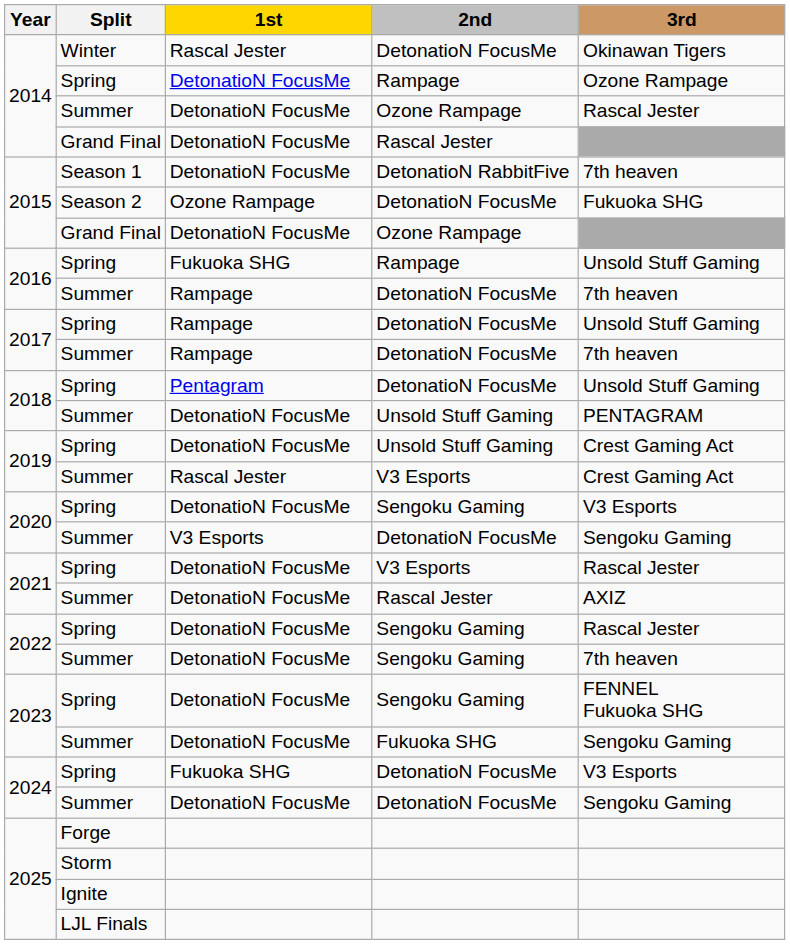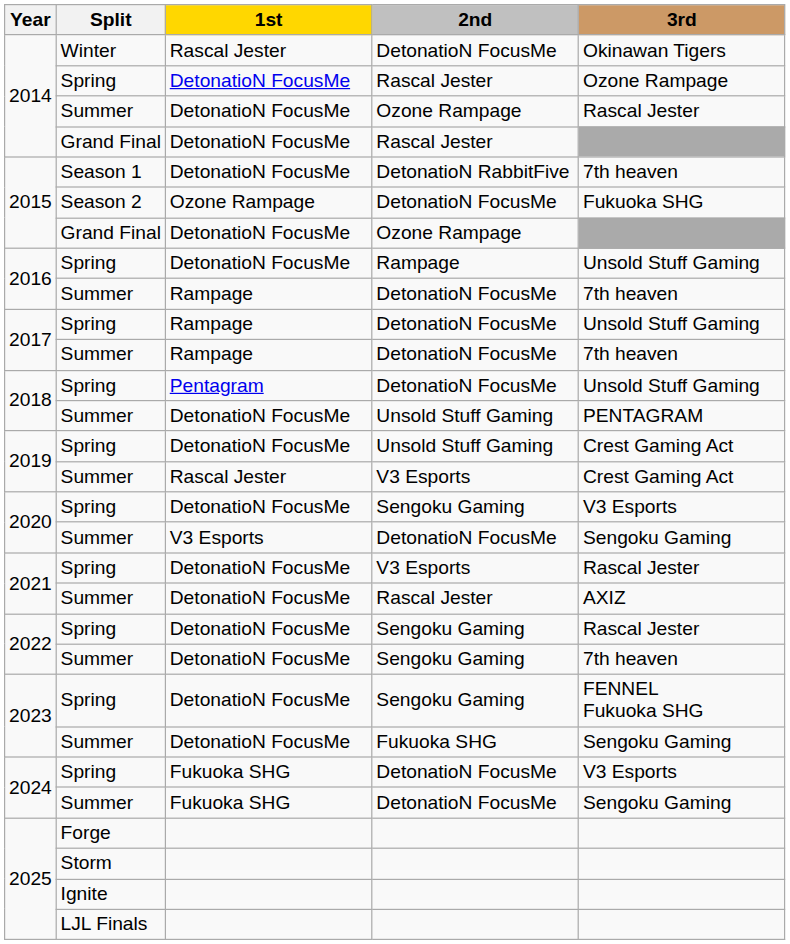(418, 80) Rampage -> (435, 80) Rascal Jester
(230, 263) Fukuoka SHG -> (260, 263) DetonatioN FocusMe
(260, 802) DetonatioN FocusMe -> (230, 802) Fukuoka SHG
